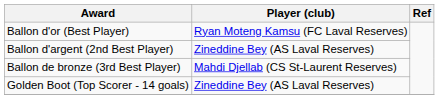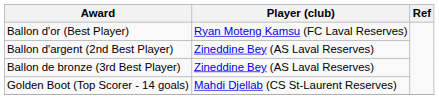(295, 67) Mahdi Djellab (CS St-Laurent Reserves) -> (284, 67) Zineddine Bey (AS Laval Reserves)
(284, 85) Zineddine Bey (AS Laval Reserves) -> (295, 85) Mahdi Djellab (CS St-Laurent Reserves)
